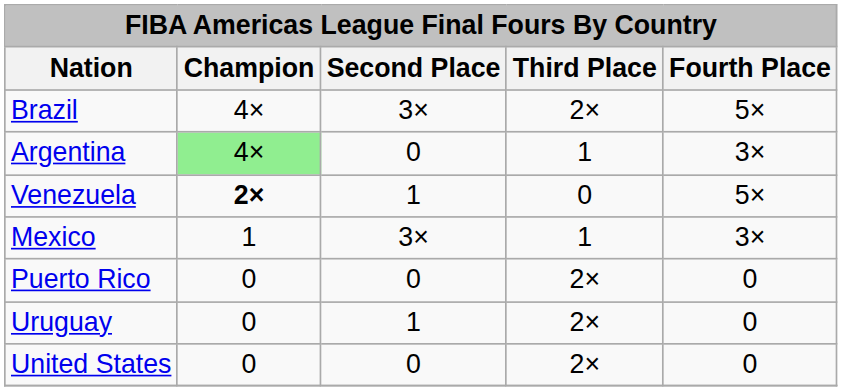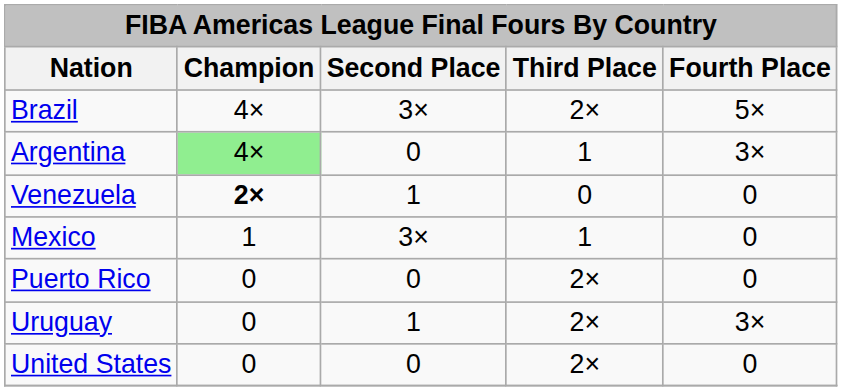(750, 195) 5× -> (750, 195) 0
(750, 237) 3× -> (750, 237) 0
(750, 322) 0 -> (750, 322) 3×
